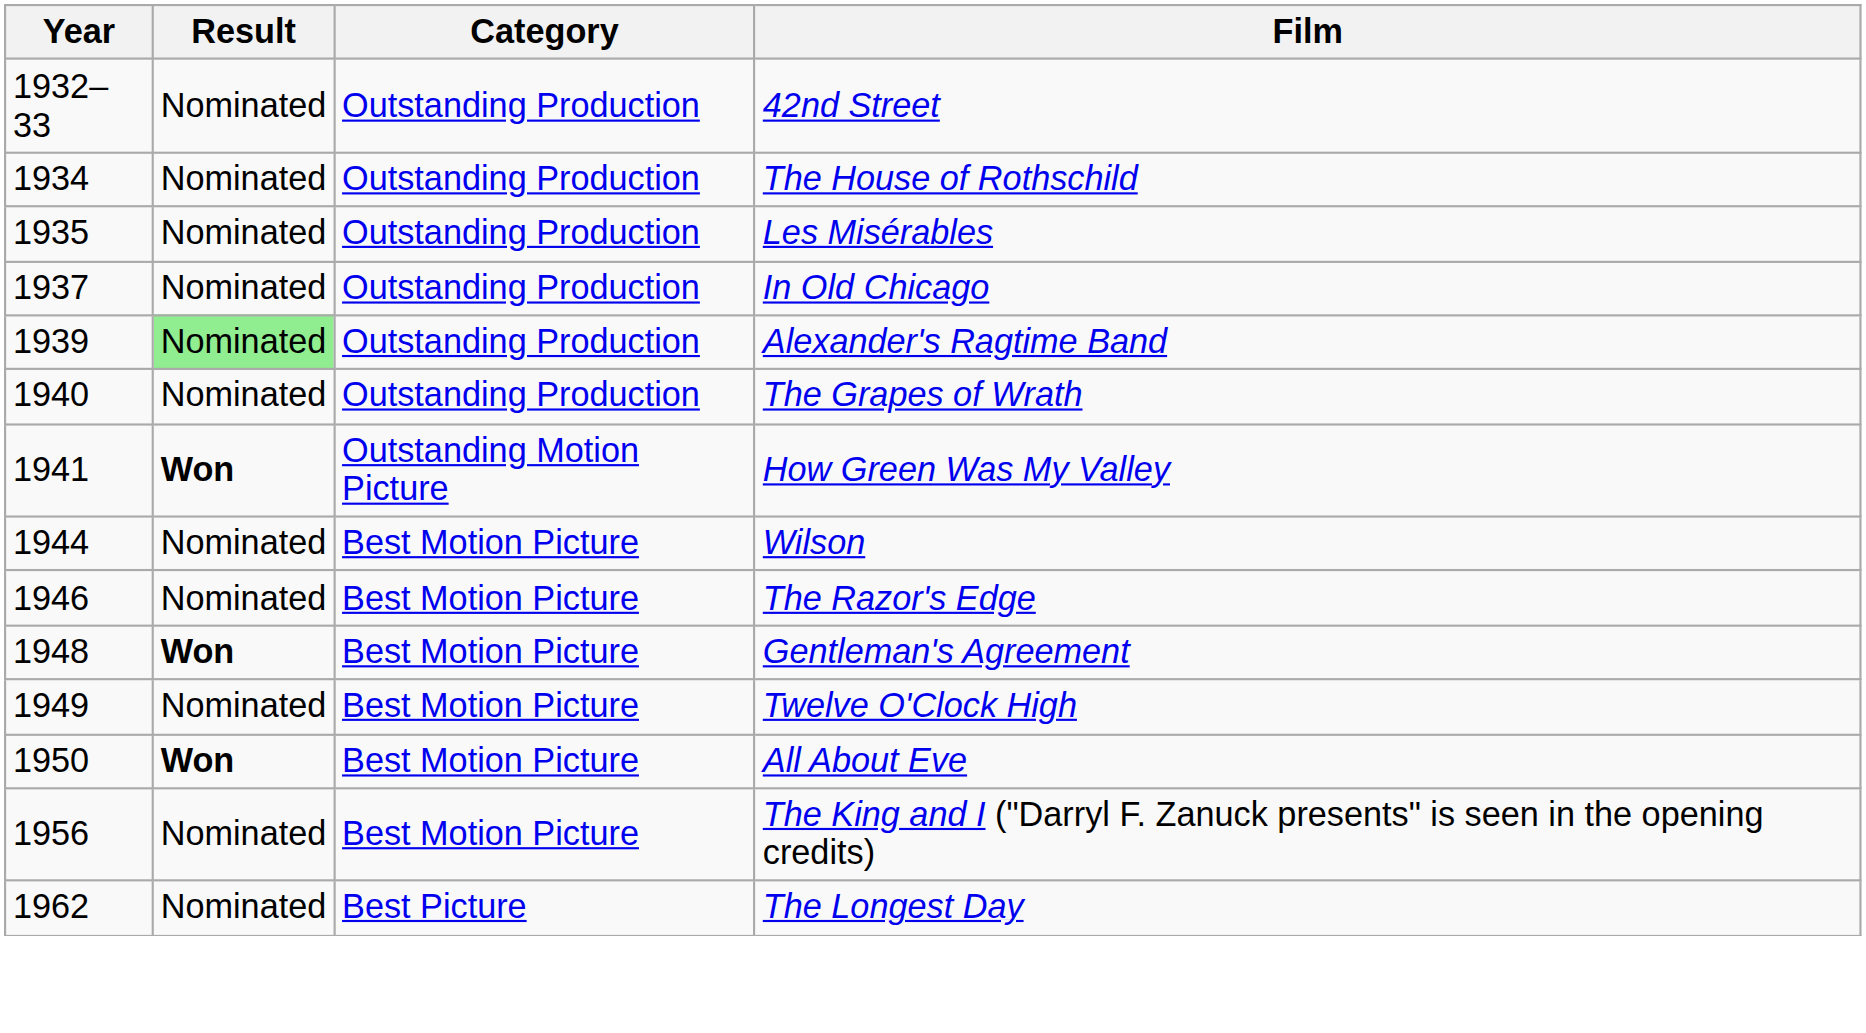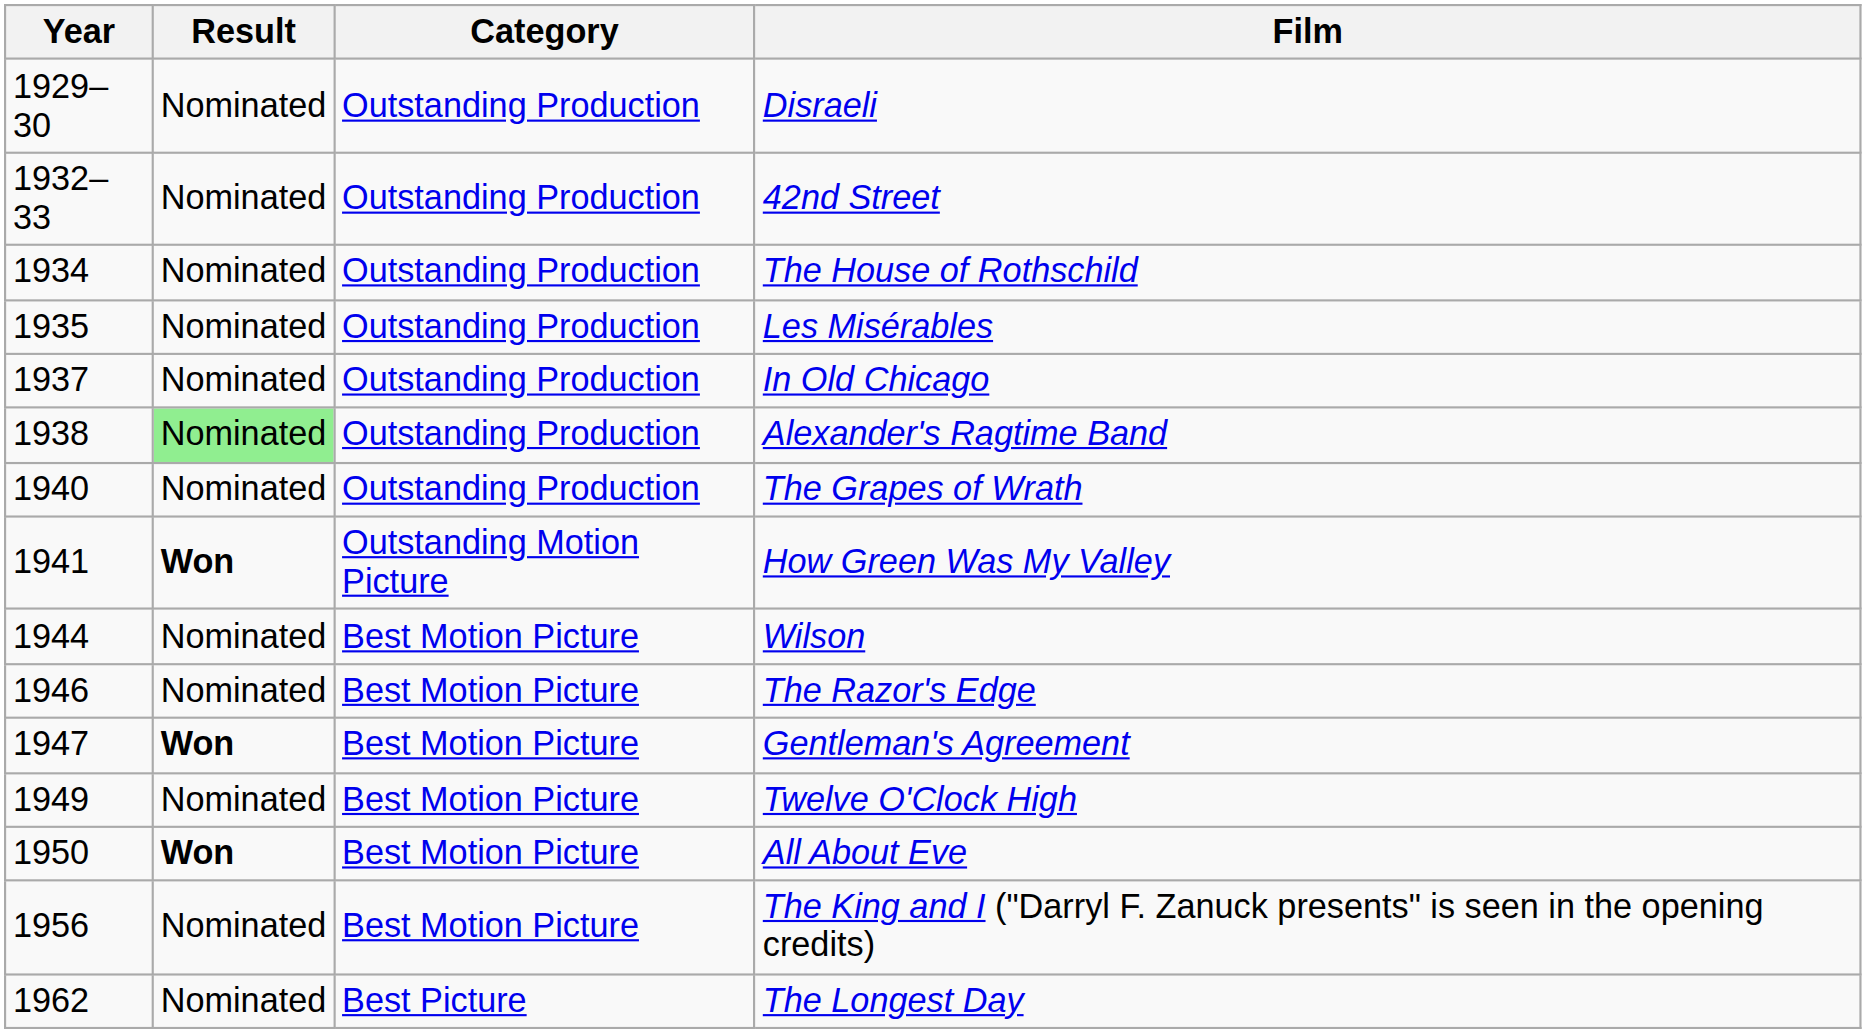+ row: (820, 105)
(51, 341) 1939 -> (51, 434) 1938
(51, 651) 1948 -> (51, 744) 1947
